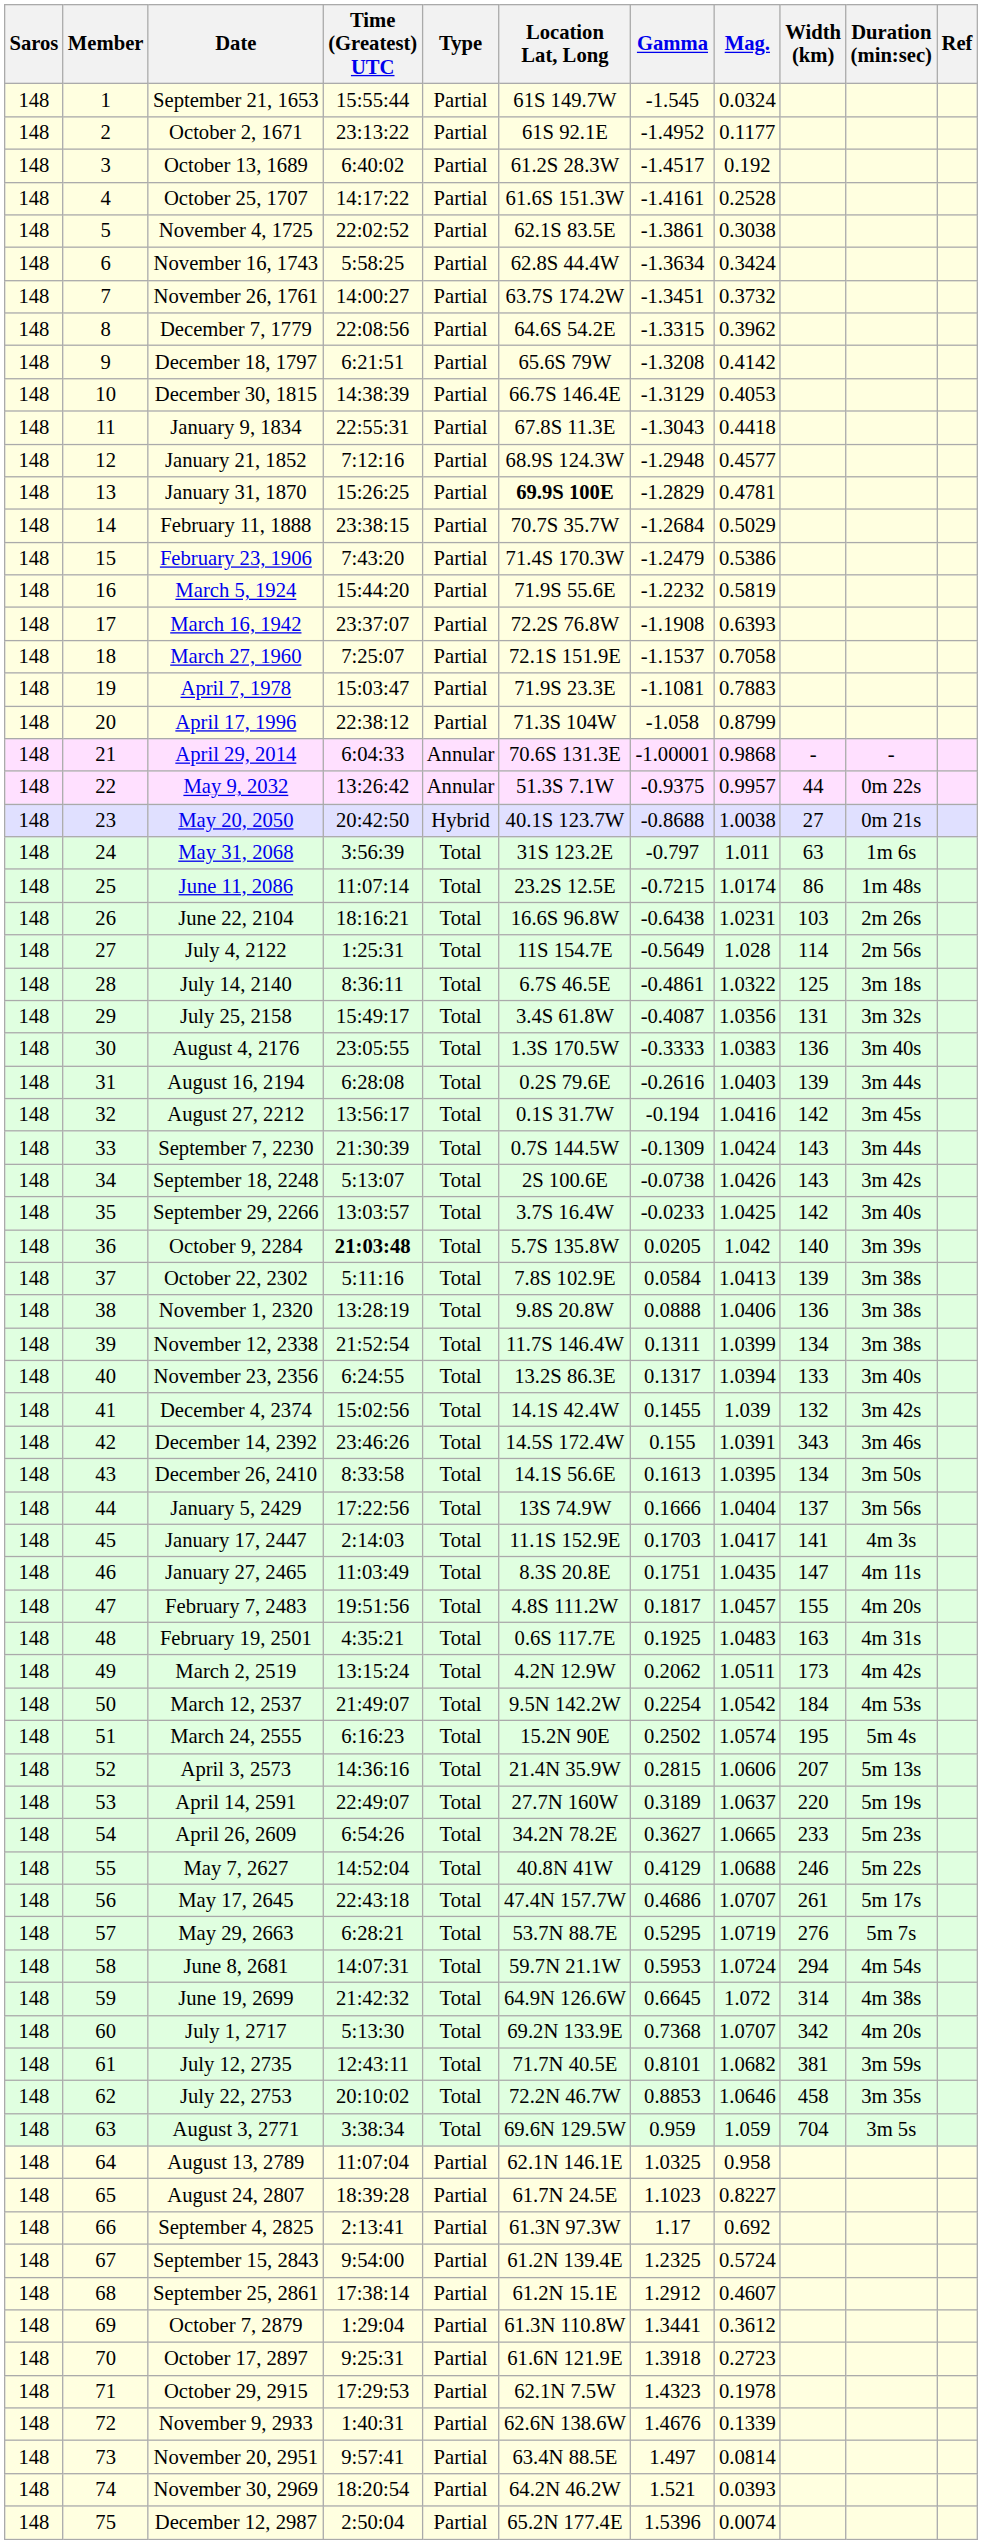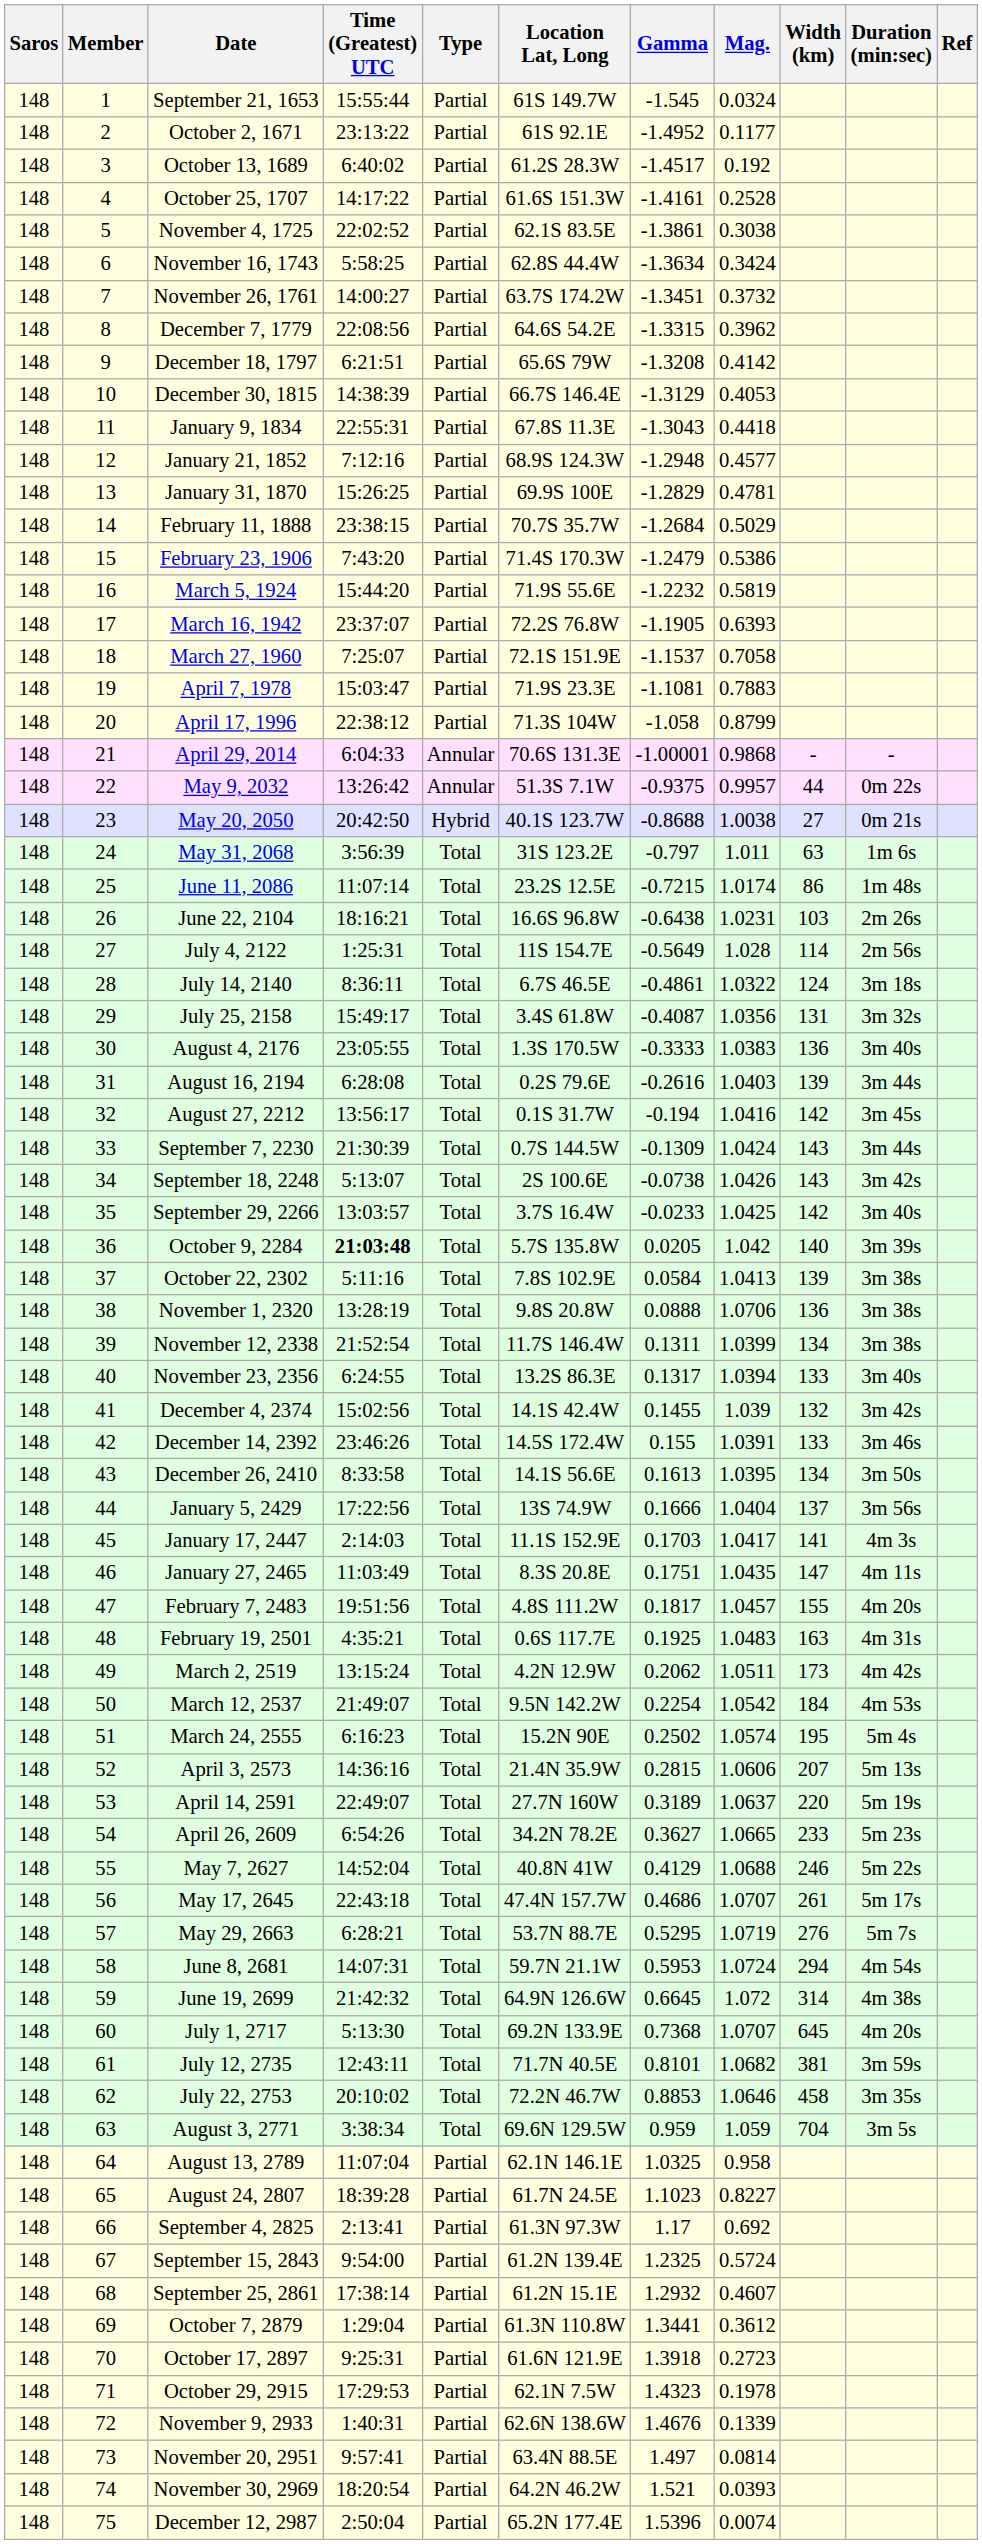(565, 492) bold -> (565, 492) normal
(672, 623) -1.1908 -> (672, 623) -1.1905
(813, 983) 125 -> (813, 983) 124
(747, 1311) 1.0406 -> (747, 1311) 1.0706
(813, 1442) 343 -> (813, 1442) 133
(813, 2031) 342 -> (813, 2031) 645
(672, 2293) 1.2912 -> (672, 2293) 1.2932
